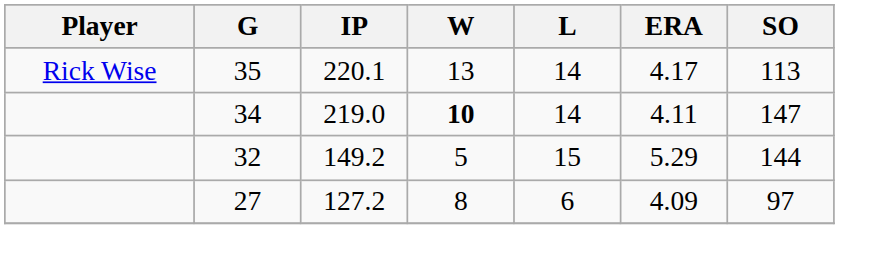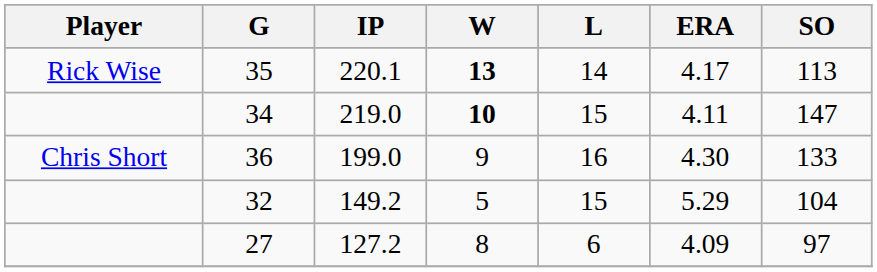(461, 69) normal -> (482, 69) bold
(567, 113) 14 -> (594, 113) 15
+ row: (259, 157)
(780, 157) 144 -> (817, 200) 104
